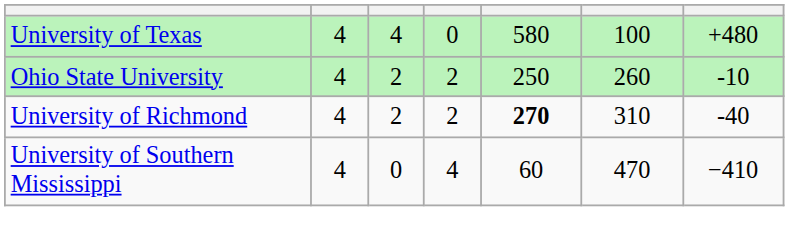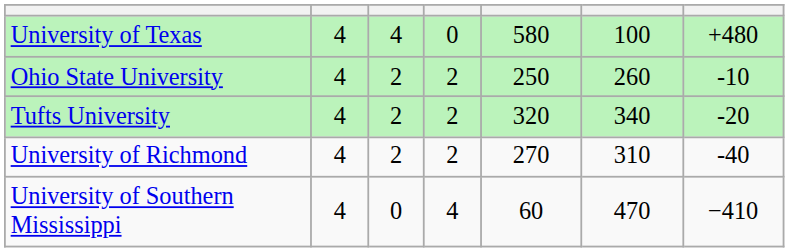+ row: (90, 116)
(531, 116) bold -> (531, 156) normal
